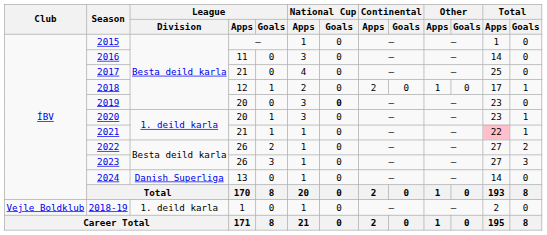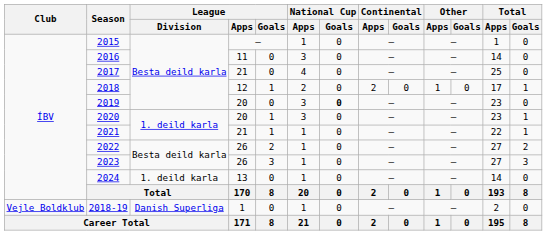(496, 132) pink background -> (496, 132) no background
(179, 177) Danish Superliga -> (179, 177) 1. deild karla
(179, 207) 1. deild karla -> (179, 207) Danish Superliga
